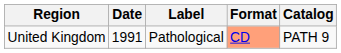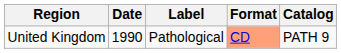(127, 37) 1991 -> (127, 37) 1990
